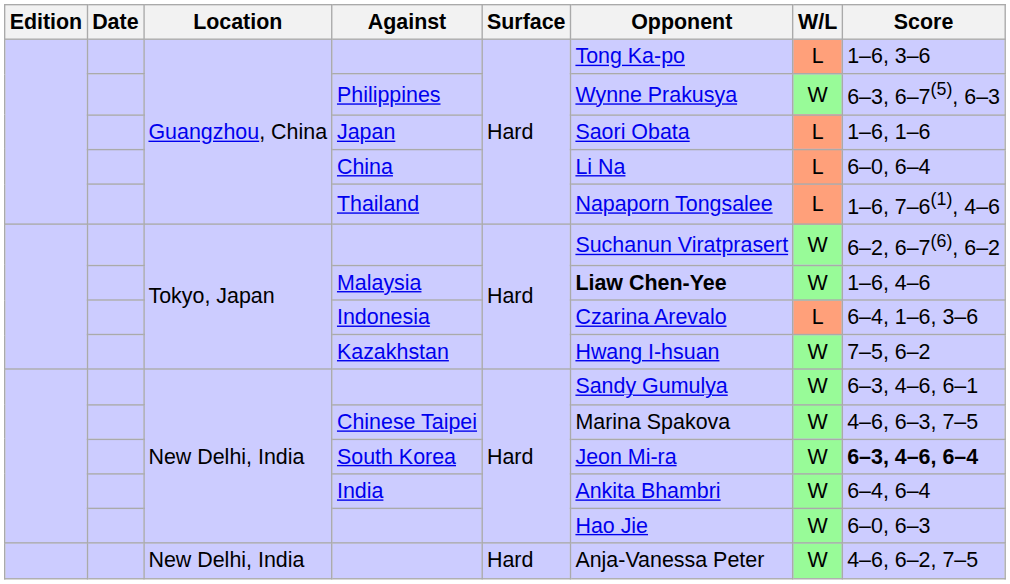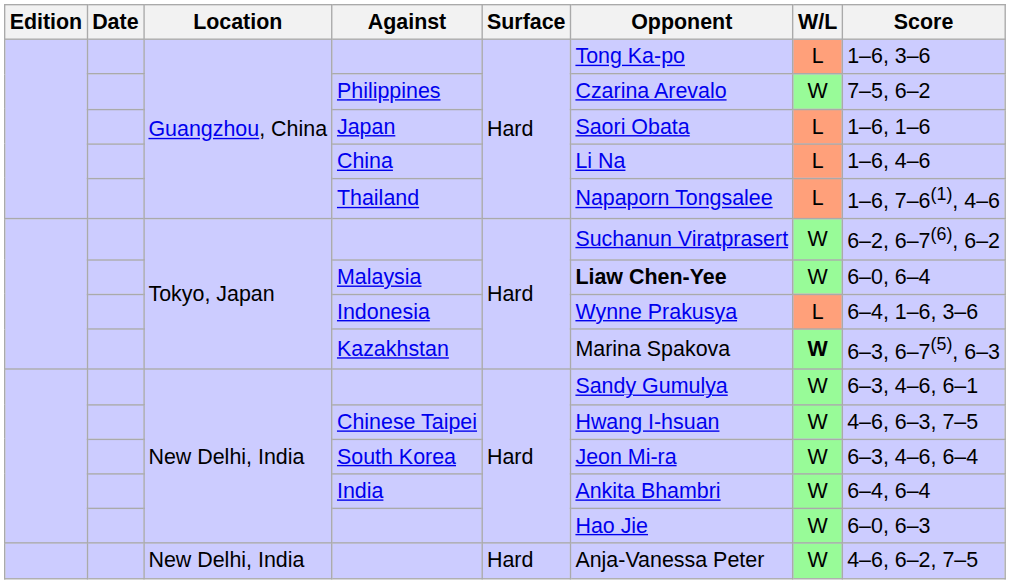(656, 93) Wynne Prakusya -> (651, 90) Czarina Arevalo
(924, 93) 6–3, 6–7(5), 6–3 -> (889, 90) 7–5, 6–2
(889, 166) 6–0, 6–4 -> (889, 160) 1–6, 4–6
(889, 281) 1–6, 4–6 -> (889, 276) 6–0, 6–4
(651, 316) Czarina Arevalo -> (656, 310) Wynne Prakusya
(647, 351) Hwang I-hsuan -> (653, 348) Marina Spakova
(818, 351) normal -> (818, 348) bold
(889, 351) 7–5, 6–2 -> (924, 348) 6–3, 6–7(5), 6–3
(653, 421) Marina Spakova -> (647, 421) Hwang I-hsuan
(913, 455) bold -> (913, 455) normal
